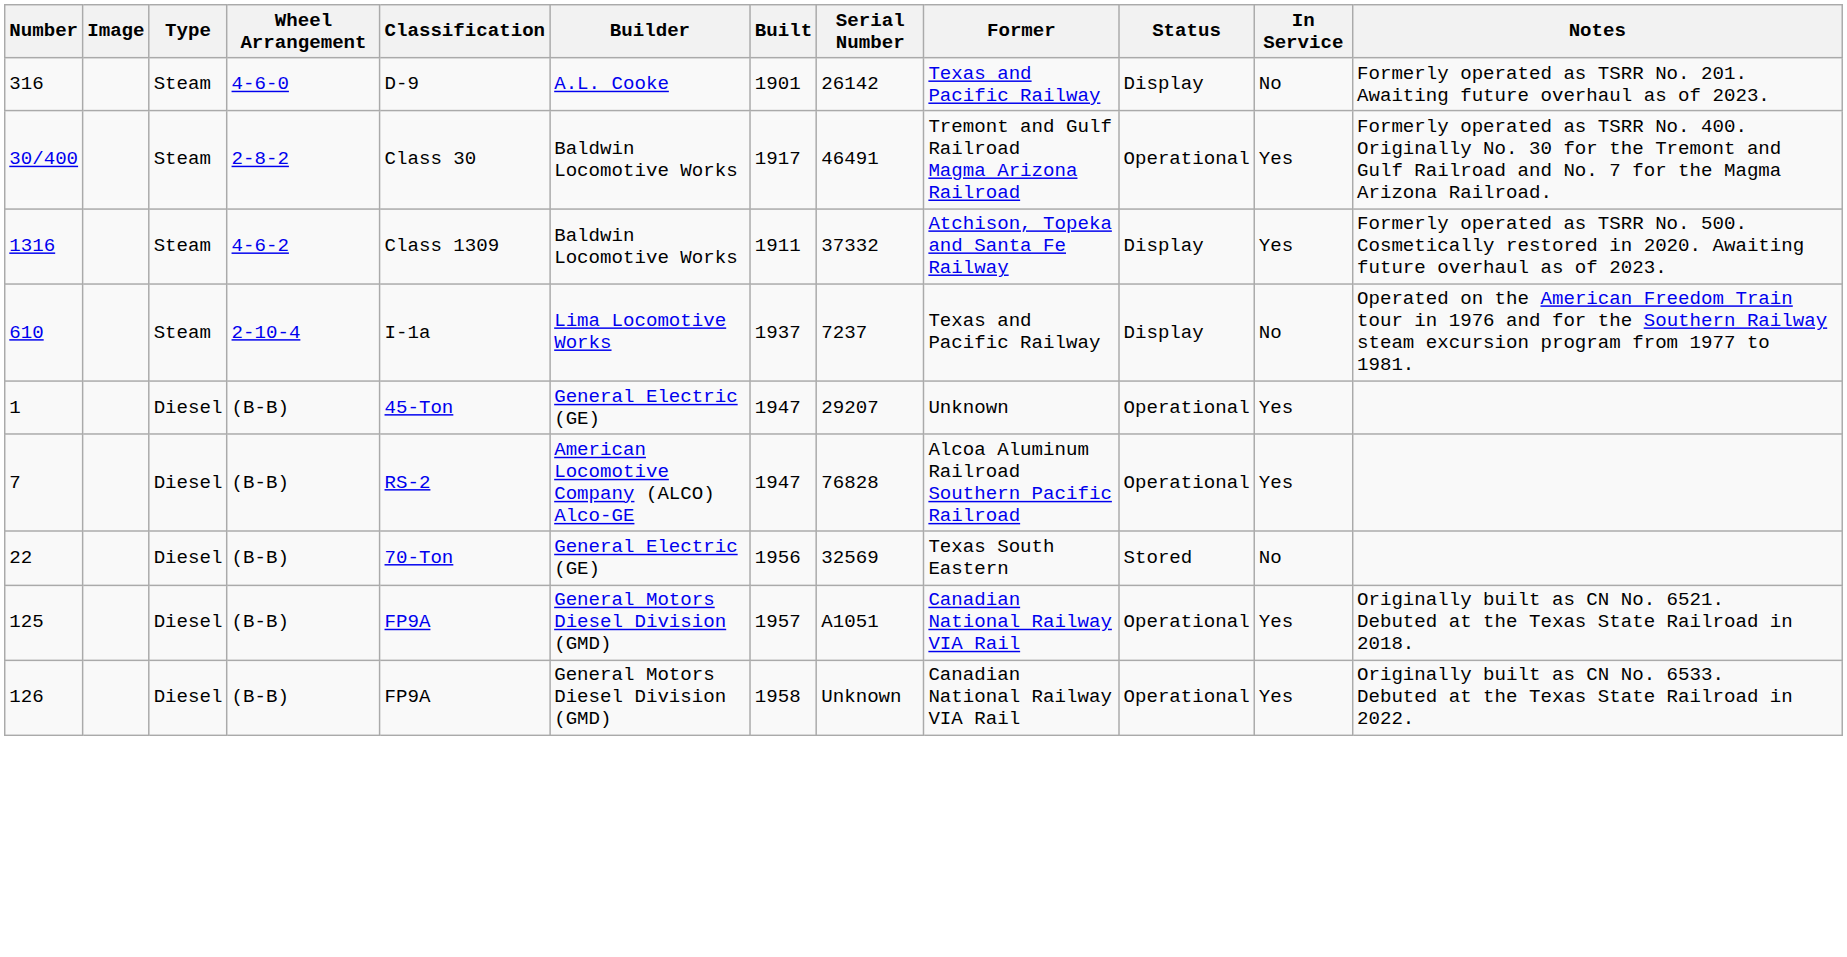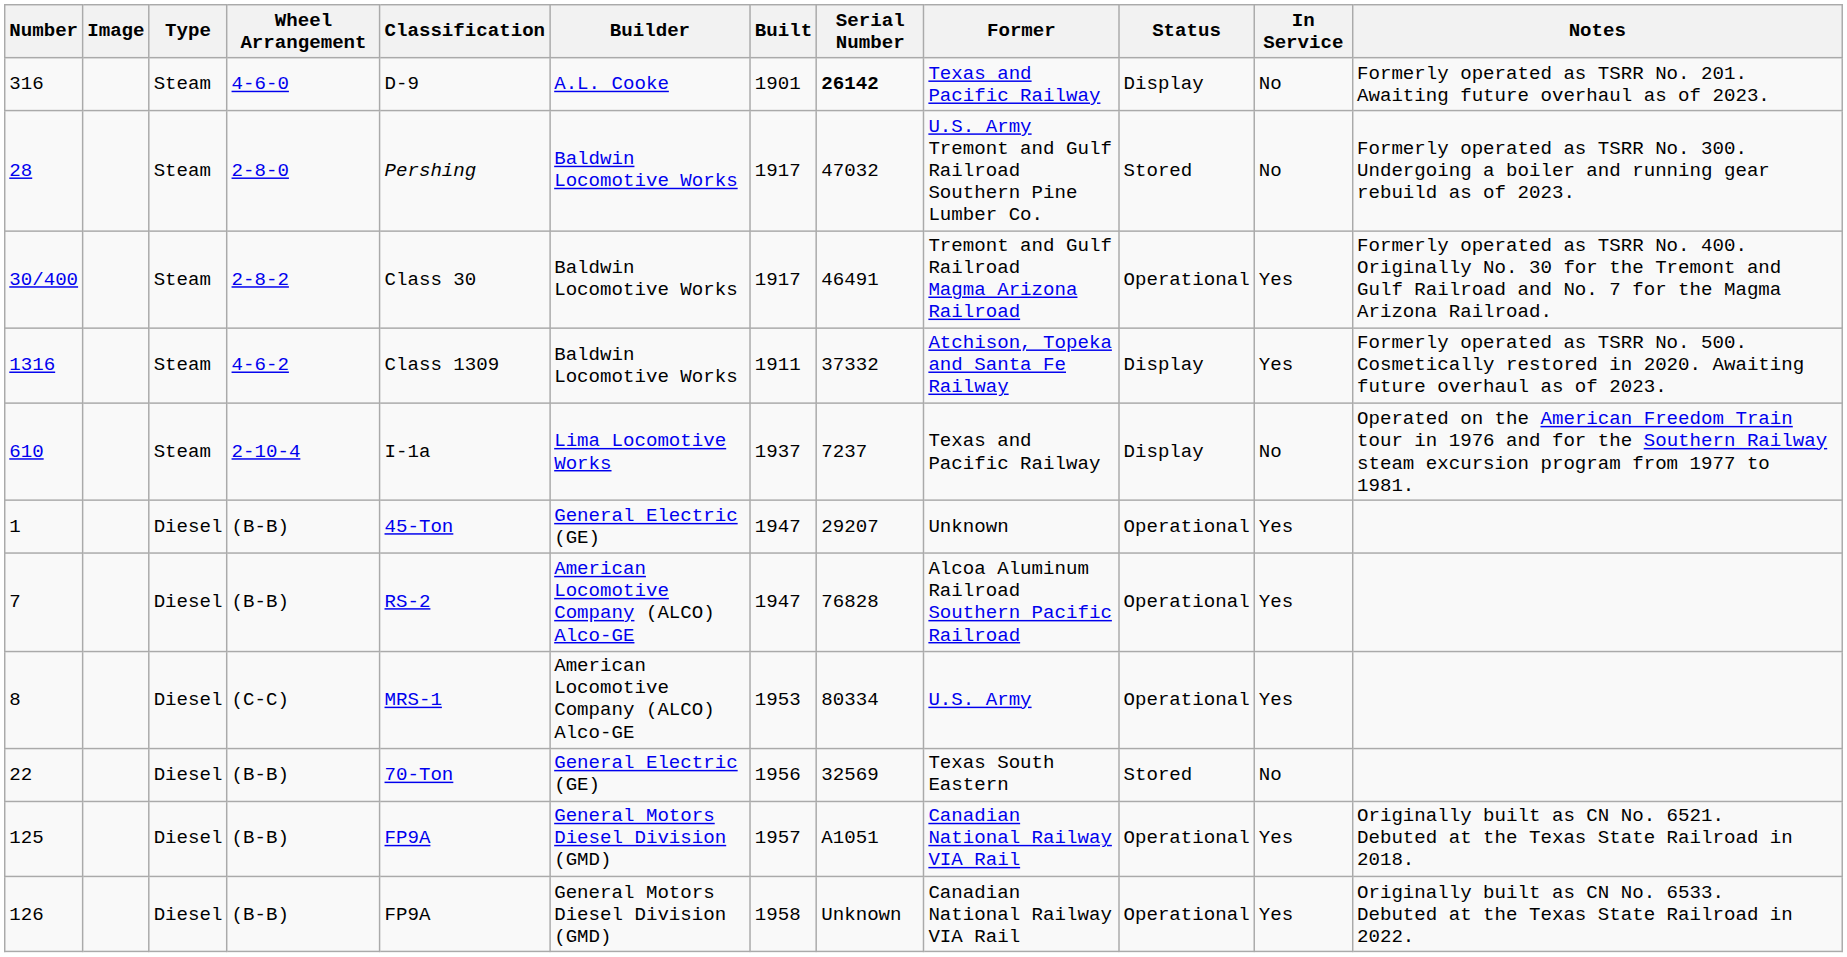(850, 85) normal -> (850, 85) bold
+ row: (21, 171)
+ row: (15, 699)
